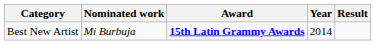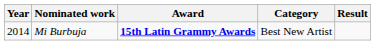columns swapped: (321, 13) <-> (43, 13)
